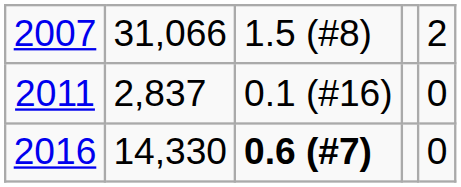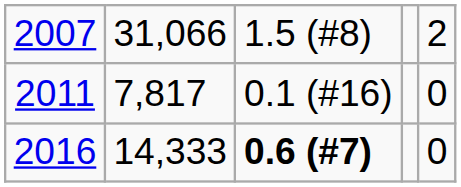(160, 92) 2,837 -> (160, 92) 7,817
(170, 151) 14,330 -> (170, 151) 14,333
